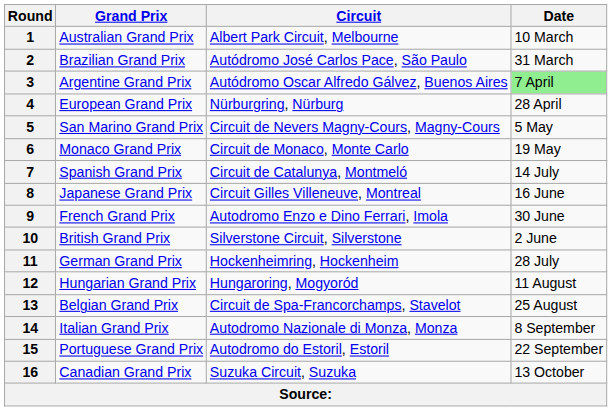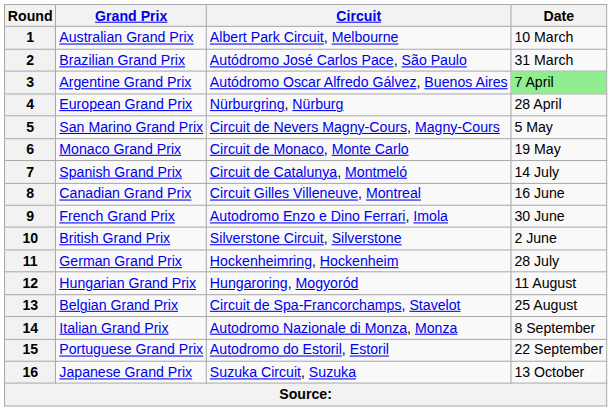(126, 194) Japanese Grand Prix -> (125, 194) Canadian Grand Prix
(125, 372) Canadian Grand Prix -> (126, 372) Japanese Grand Prix
